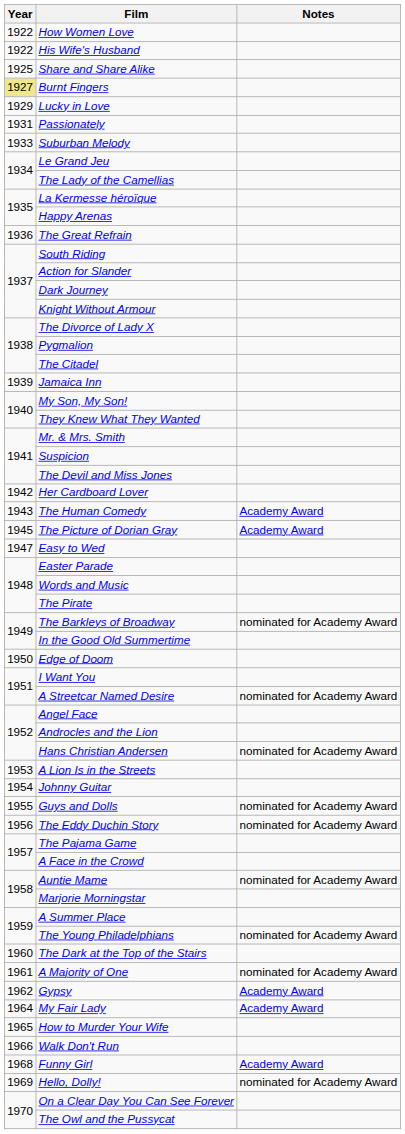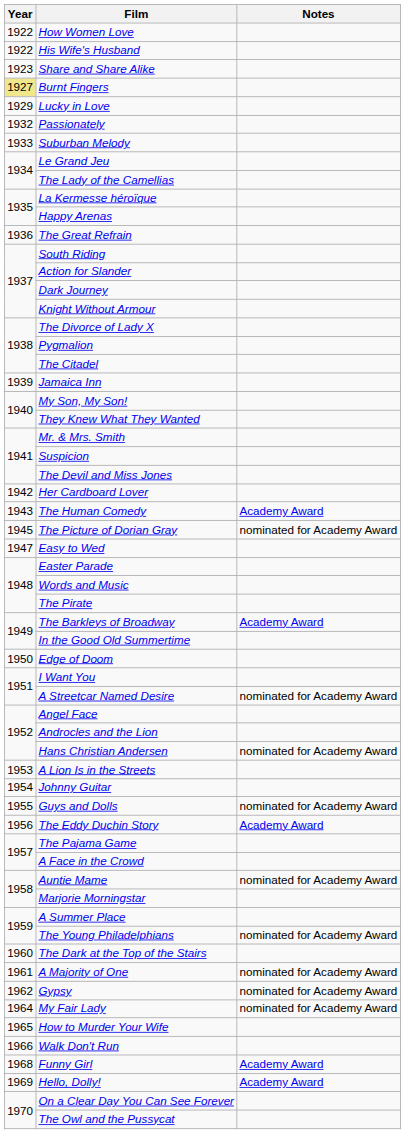(20, 69) 1925 -> (20, 69) 1923
(20, 125) 1931 -> (20, 125) 1932
(281, 530) Academy Award -> (318, 530) nominated for Academy Award
(318, 622) nominated for Academy Award -> (281, 622) Academy Award
(318, 825) nominated for Academy Award -> (281, 825) Academy Award
(281, 991) Academy Award -> (318, 991) nominated for Academy Award
(281, 1009) Academy Award -> (318, 1009) nominated for Academy Award
(318, 1083) nominated for Academy Award -> (281, 1083) Academy Award
